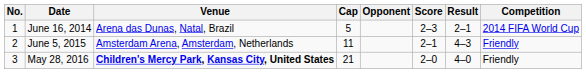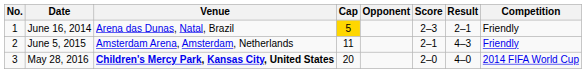(348, 28) no background -> (348, 28) gold background
(531, 28) 2014 FIFA World Cup -> (501, 28) Friendly
(348, 60) 21 -> (348, 60) 20
(501, 60) Friendly -> (531, 60) 2014 FIFA World Cup
